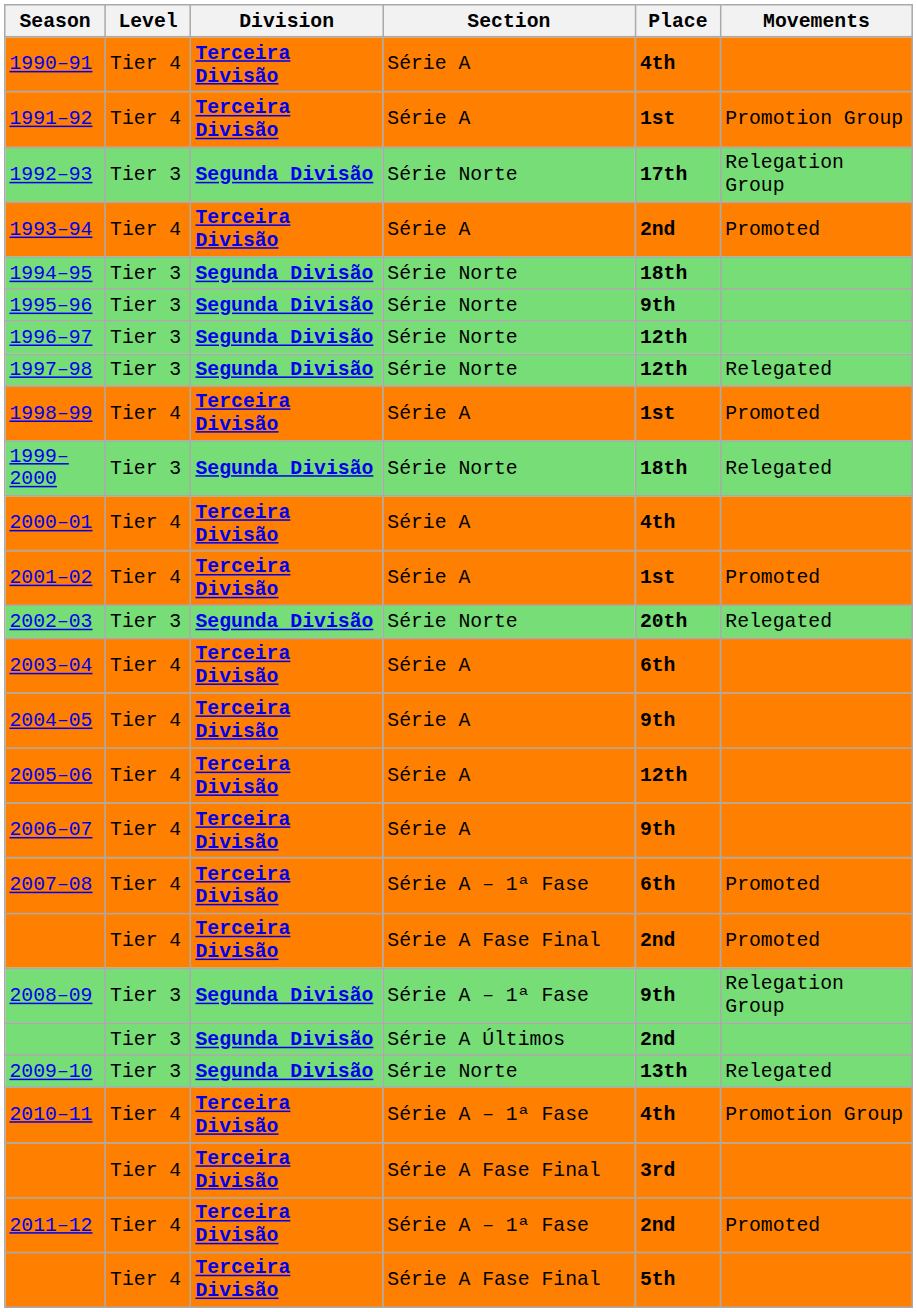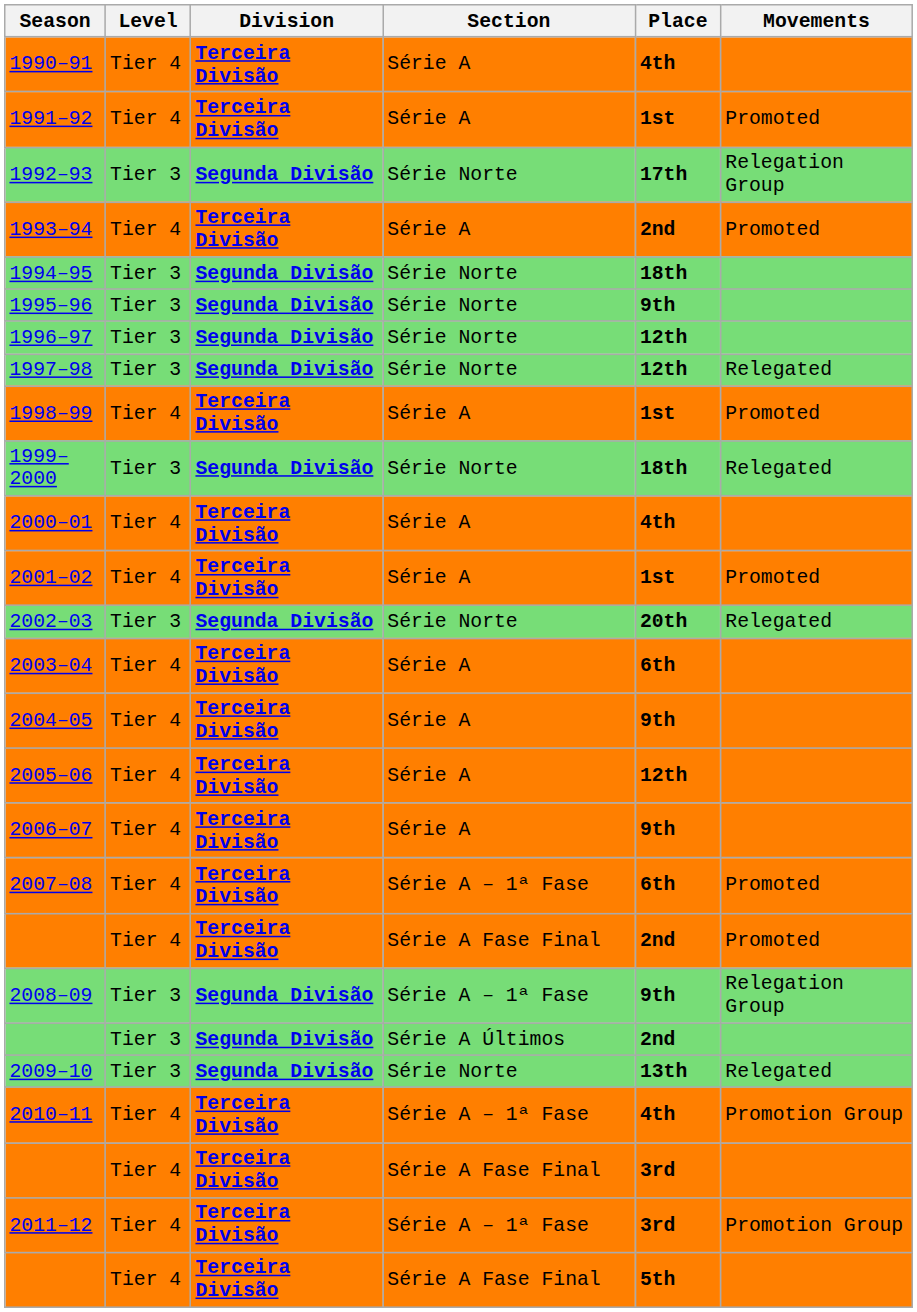(814, 119) Promotion Group -> (773, 119) Promoted
(658, 1225) 2nd -> (658, 1225) 3rd
(773, 1225) Promoted -> (814, 1225) Promotion Group
